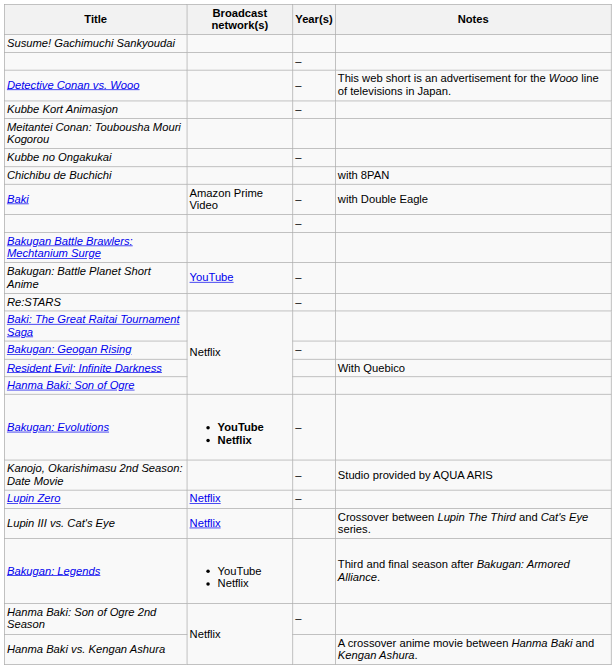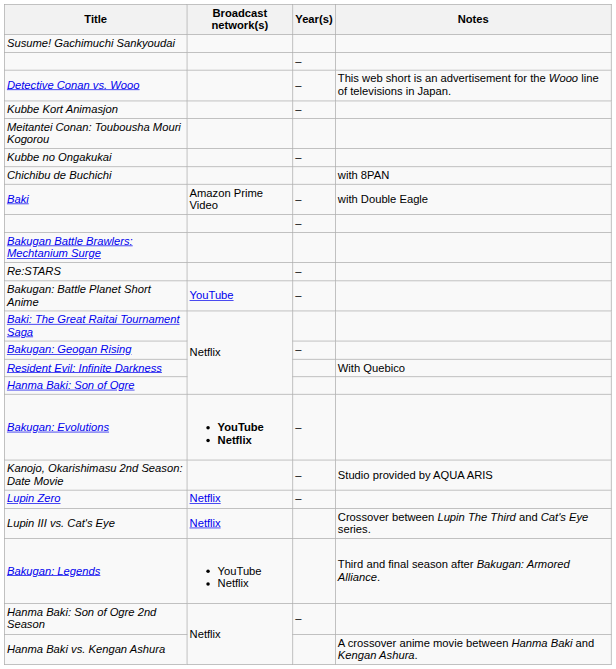rows swapped: (79, 278) <-> (34, 302)
